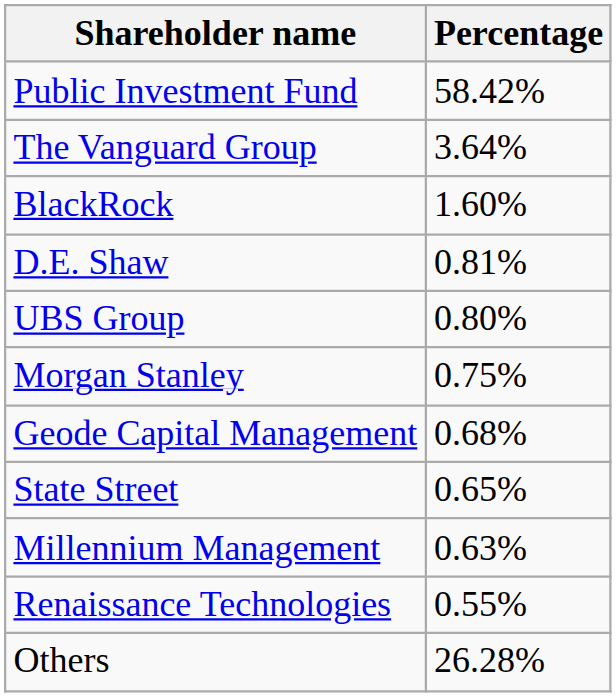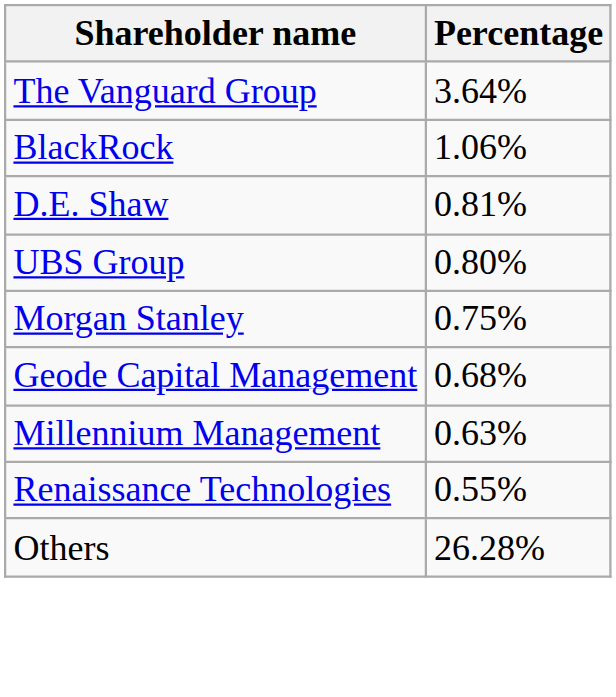- row: (185, 90)
(480, 204) 1.60% -> (480, 147) 1.06%
- row: (96, 489)
